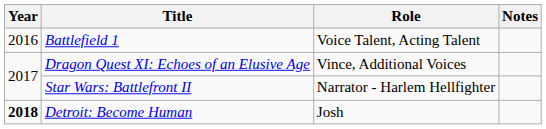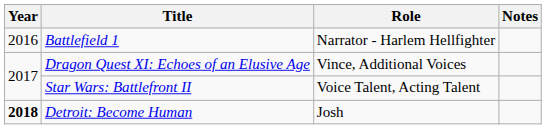(398, 40) Voice Talent, Acting Talent -> (406, 40) Narrator - Harlem Hellfighter
(406, 87) Narrator - Harlem Hellfighter -> (398, 87) Voice Talent, Acting Talent
